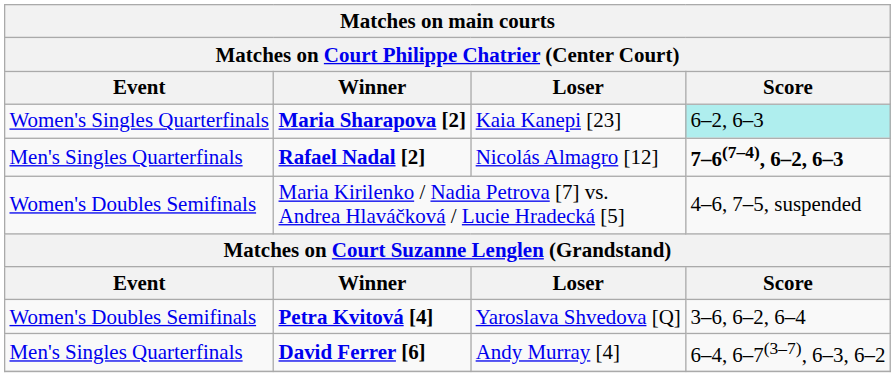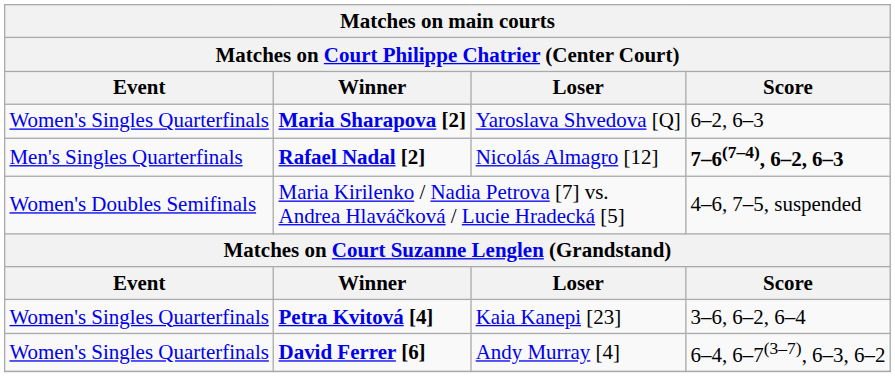(548, 120) Kaia Kanepi [23] -> (578, 120) Yaroslava Shvedova [Q]
(727, 120) paleturquoise background -> (727, 120) no background
(133, 316) Women's Doubles Semifinals -> (139, 316) Women's Singles Quarterfinals
(578, 316) Yaroslava Shvedova [Q] -> (548, 316) Kaia Kanepi [23]
(126, 352) Men's Singles Quarterfinals -> (139, 352) Women's Singles Quarterfinals
